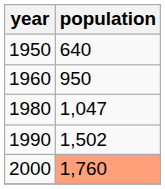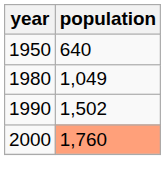- row: (30, 79)
(83, 109) 1,047 -> (83, 79) 1,049
